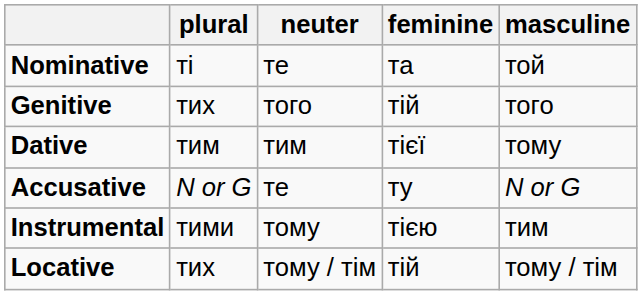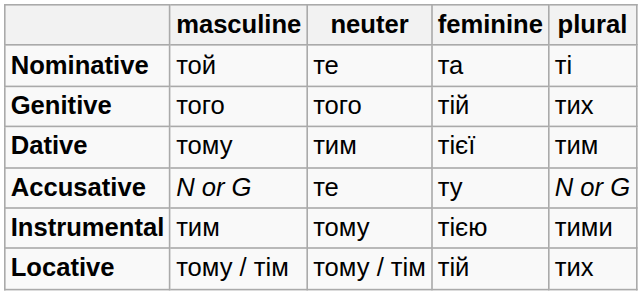columns swapped: (568, 24) <-> (214, 24)
